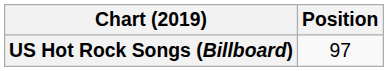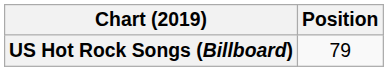(340, 50) 97 -> (340, 50) 79
